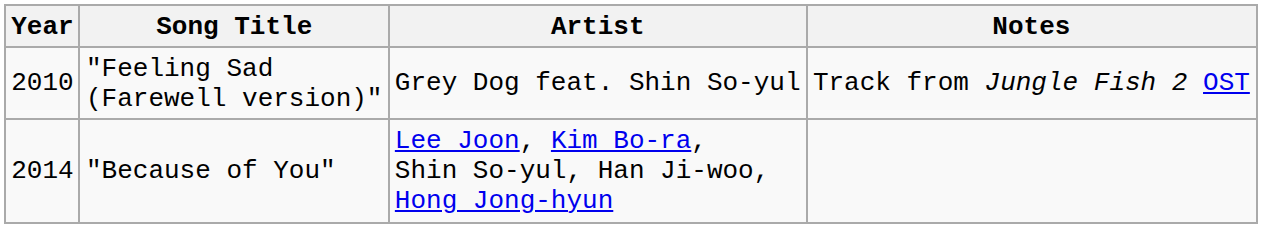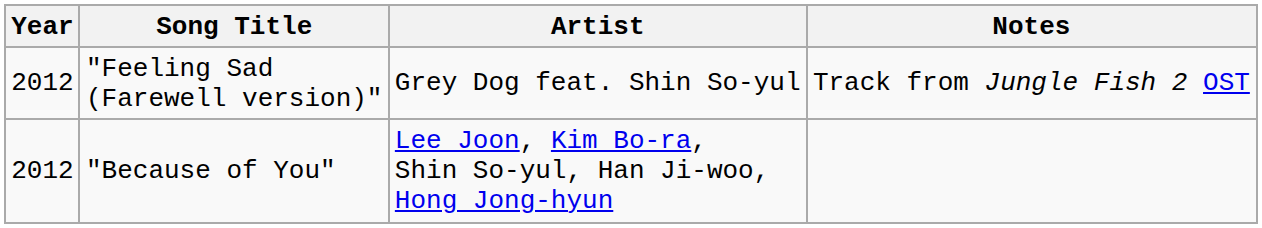(42, 84) 2010 -> (42, 84) 2012
(42, 171) 2014 -> (42, 171) 2012
